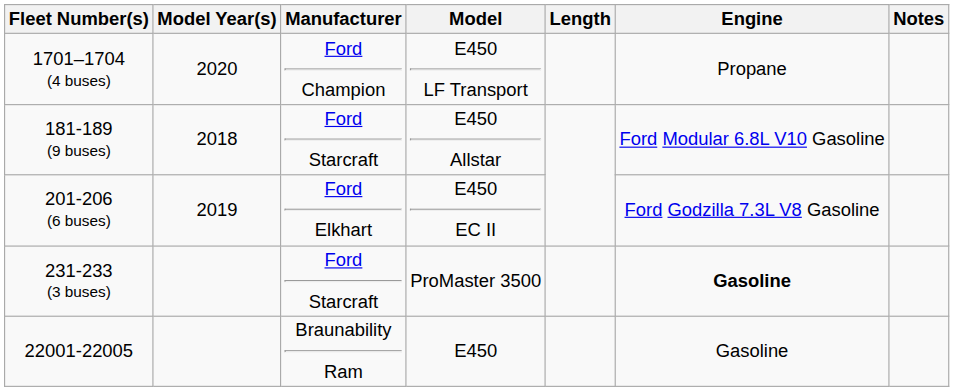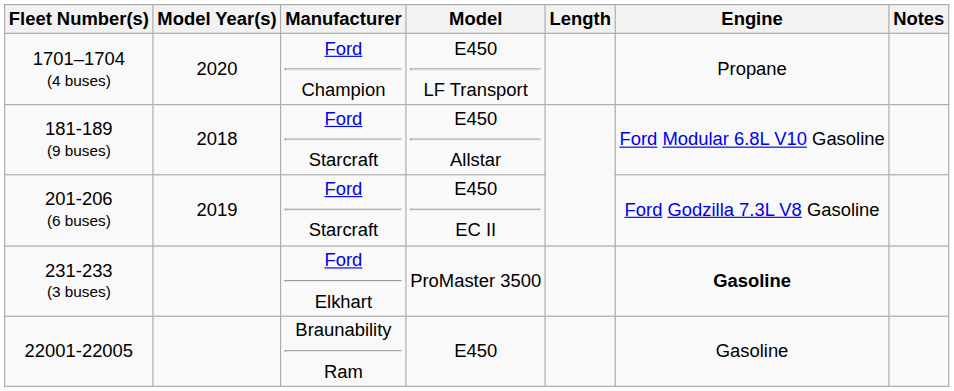(343, 210) Ford Elkhart -> (343, 210) Ford Starcraft
(343, 280) Ford Starcraft -> (343, 280) Ford Elkhart
